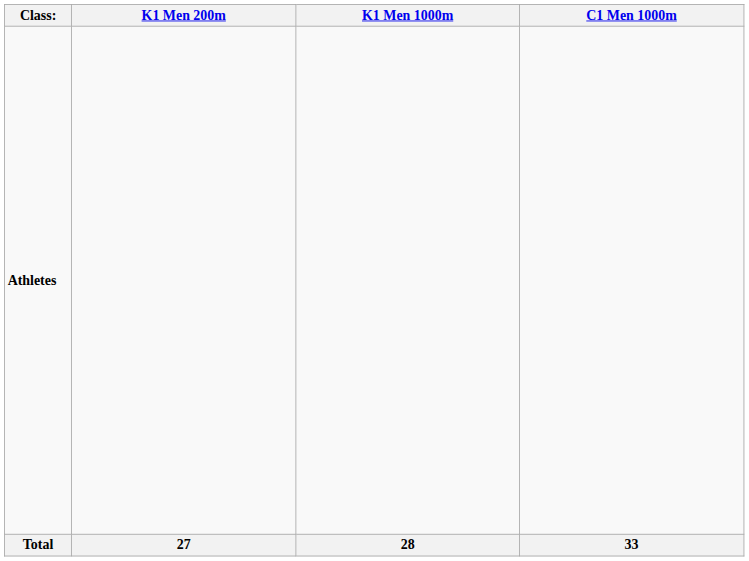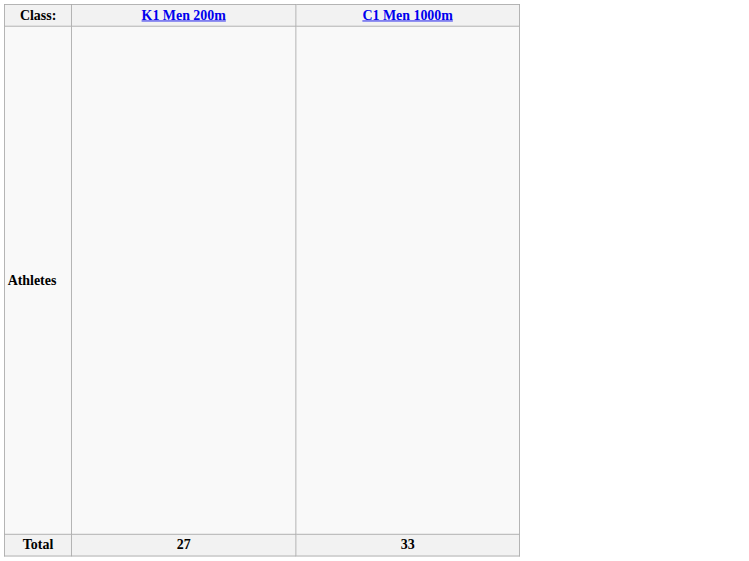- column: (408, 15)
